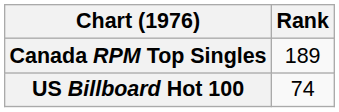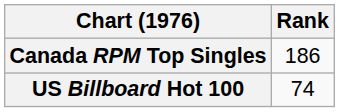(303, 55) 189 -> (303, 55) 186
